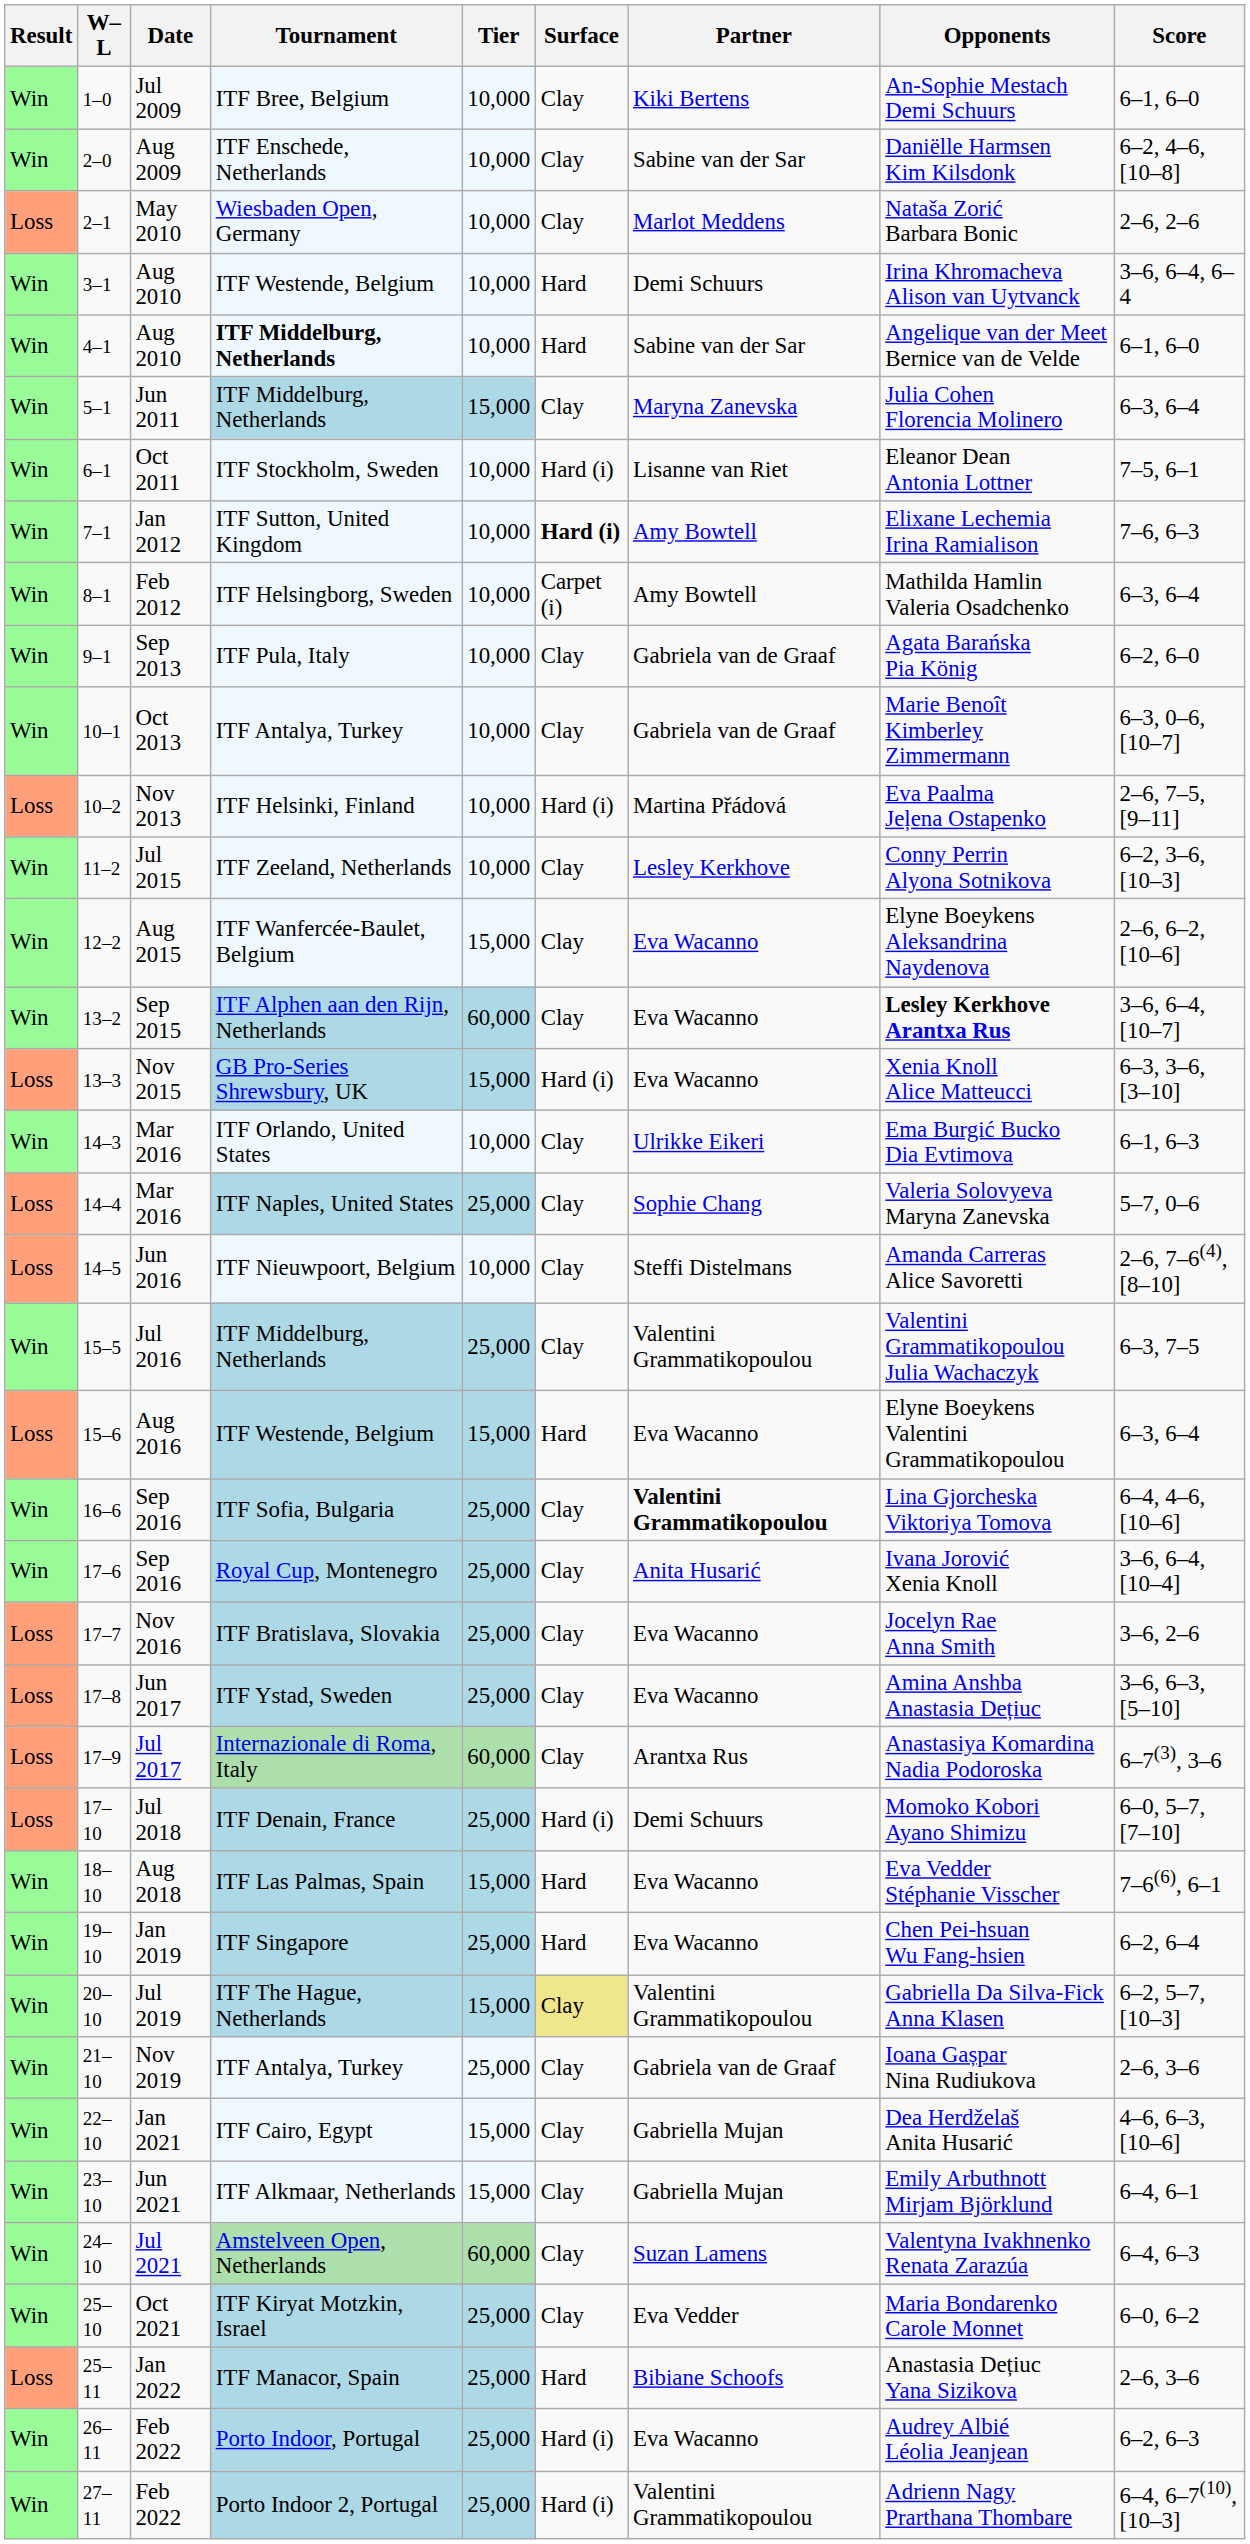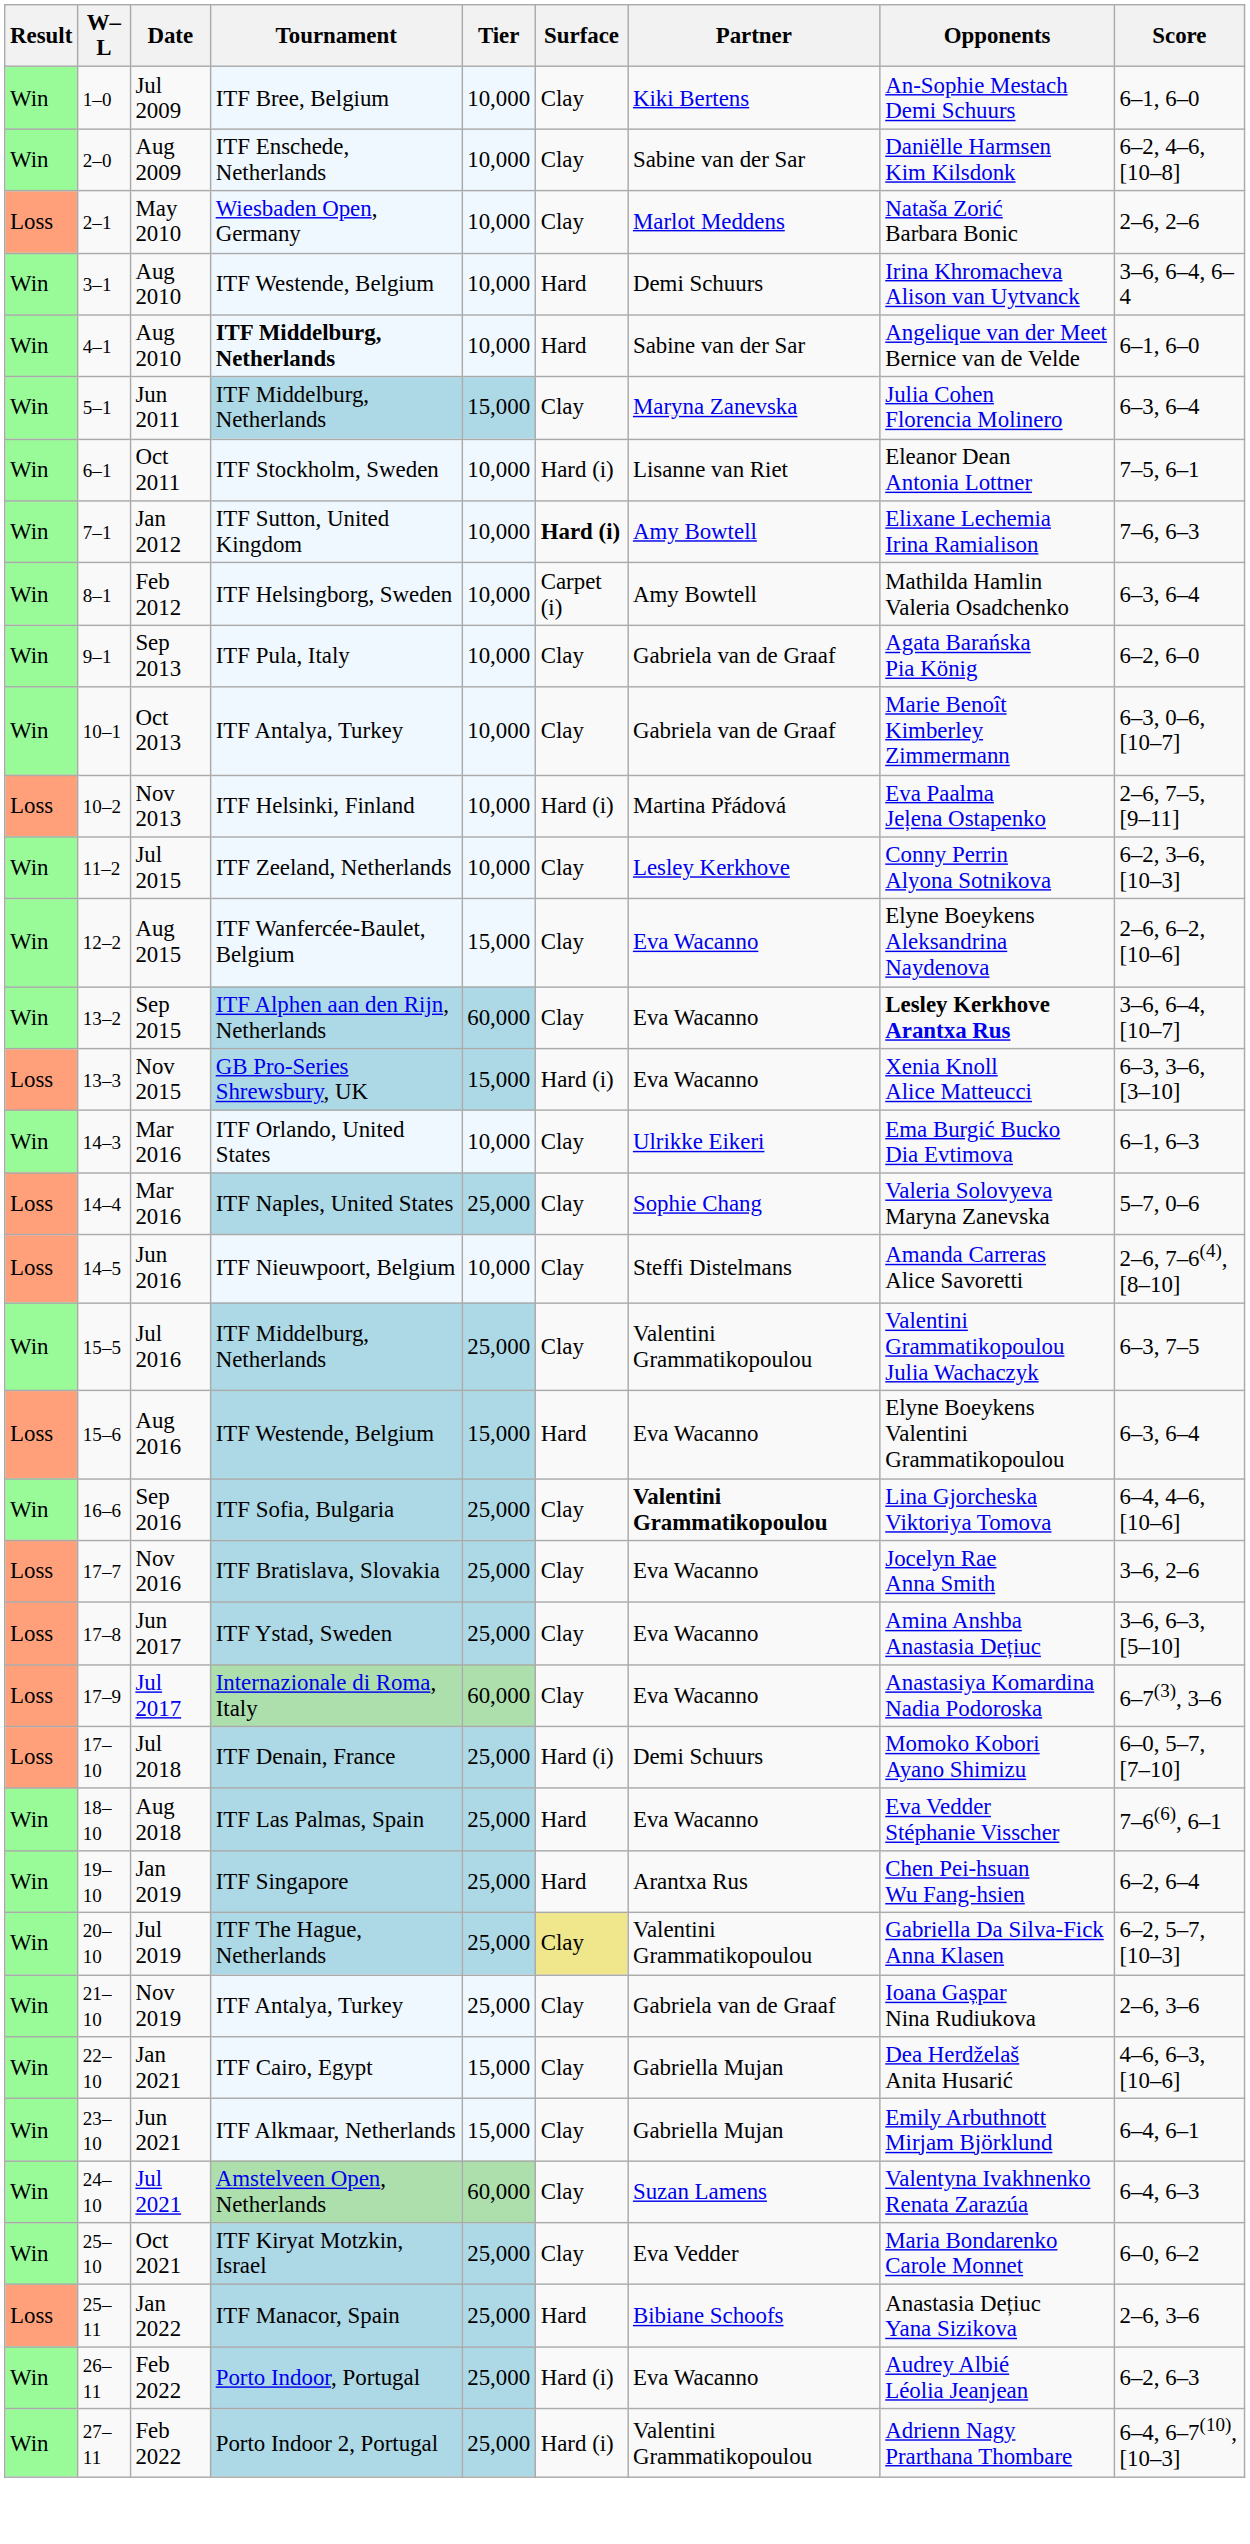- row: (102, 1572)
(690, 1757) Arantxa Rus -> (696, 1695) Eva Wacanno
(499, 1881) 15,000 -> (499, 1819) 25,000
(696, 1943) Eva Wacanno -> (690, 1881) Arantxa Rus
(499, 2005) 15,000 -> (499, 1943) 25,000
